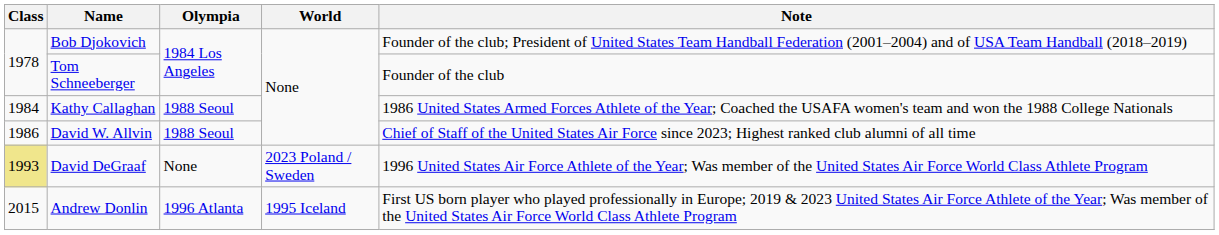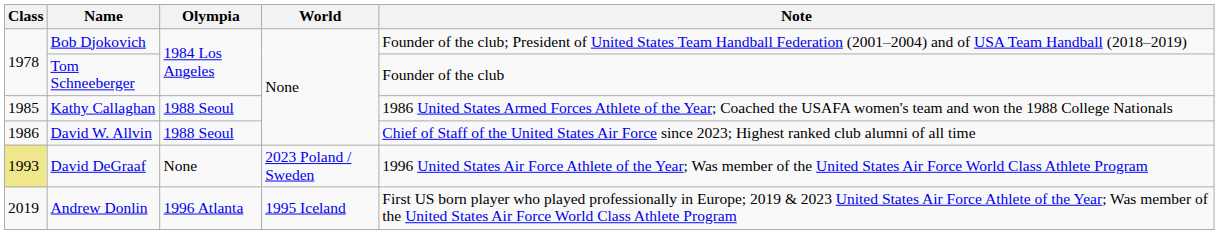(24, 108) 1984 -> (24, 108) 1985
(24, 208) 2015 -> (24, 208) 2019
